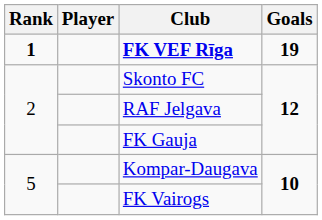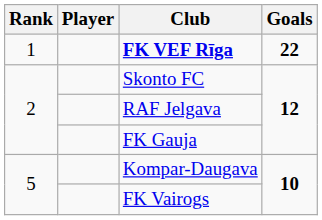(31, 49) bold -> (31, 49) normal
(290, 49) 19 -> (290, 49) 22
